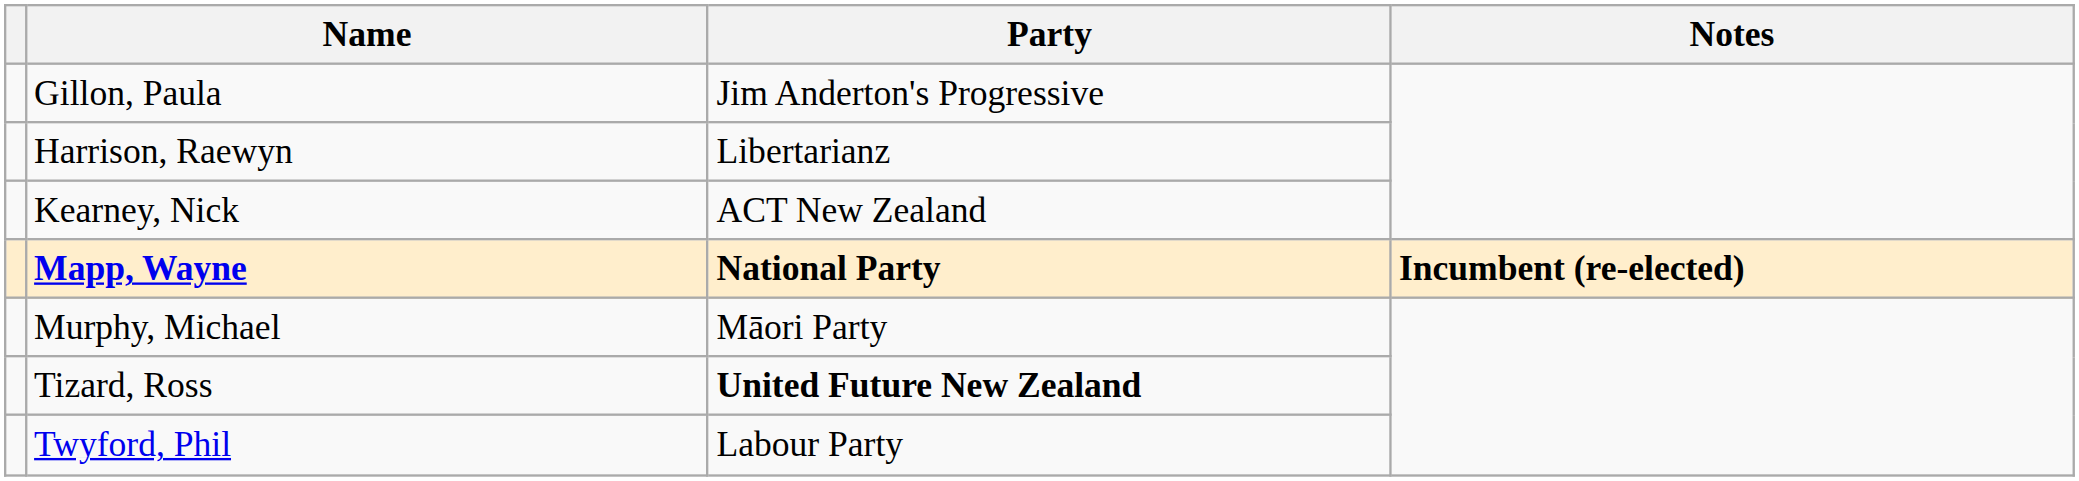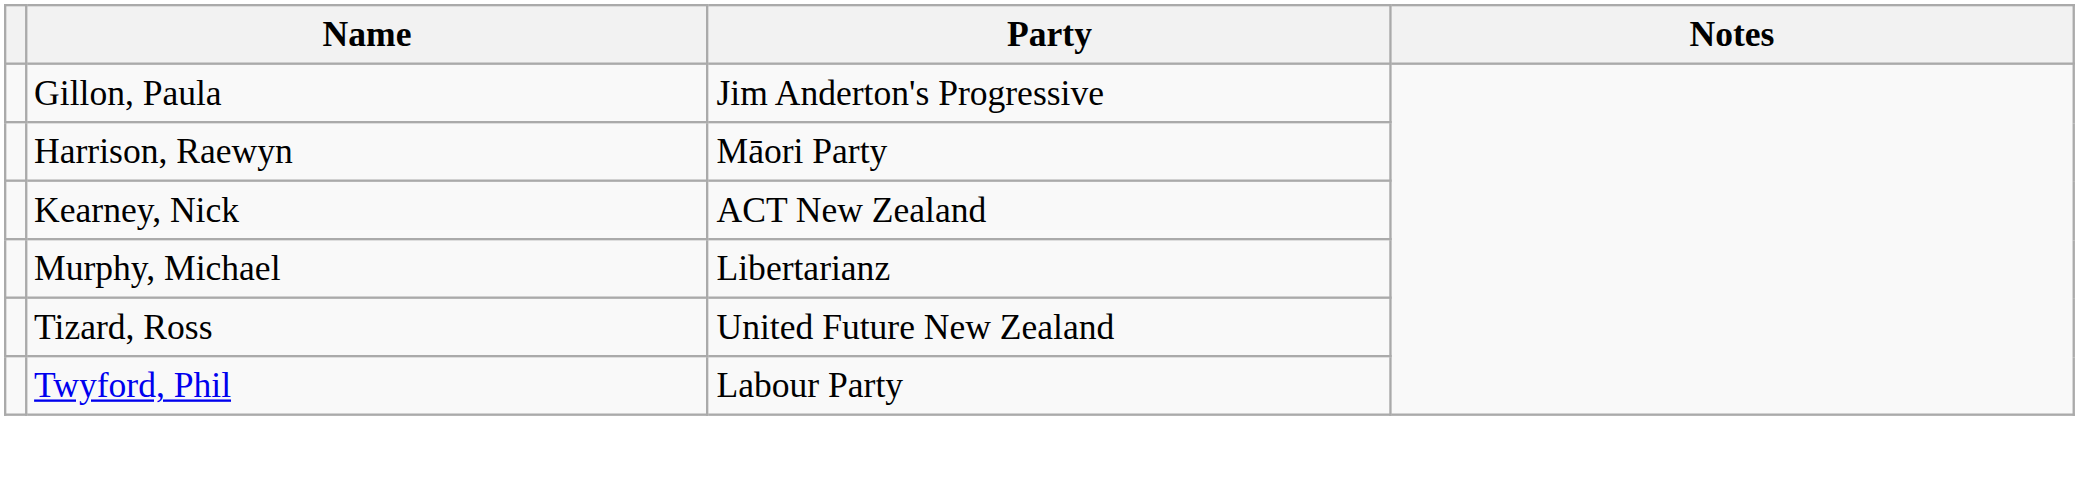(803, 151) Libertarianz -> (802, 151) Māori Party
- row: (140, 268)
(802, 327) Māori Party -> (803, 268) Libertarianz
(929, 385) bold -> (915, 327) normal
